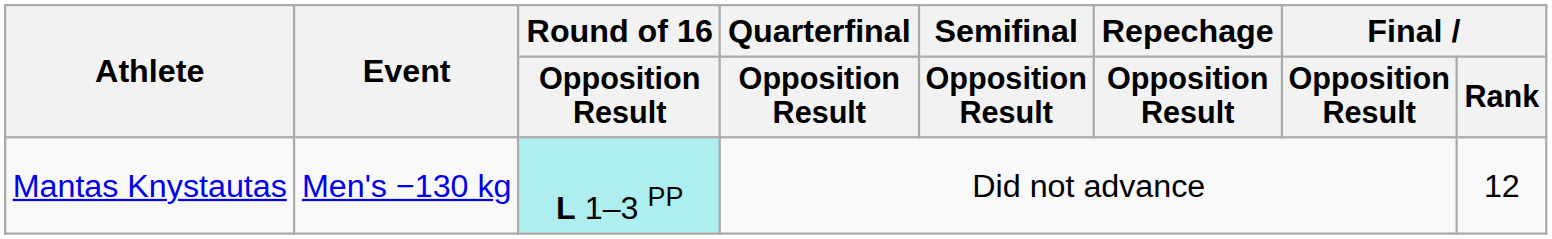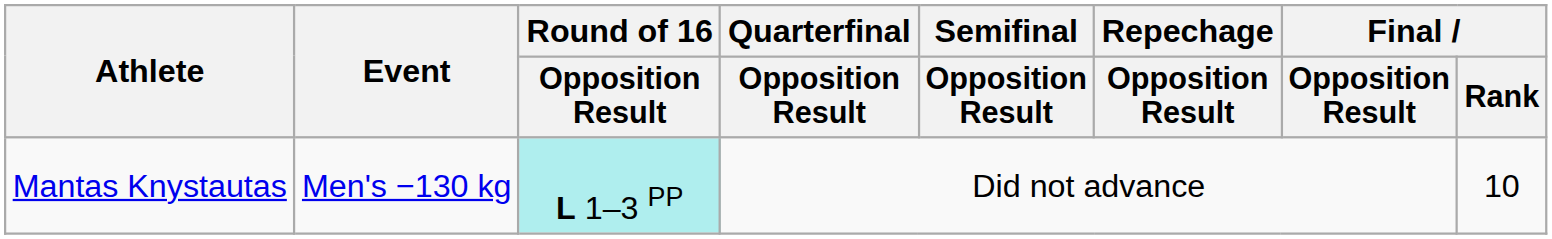(1502, 186) 12 -> (1502, 186) 10
